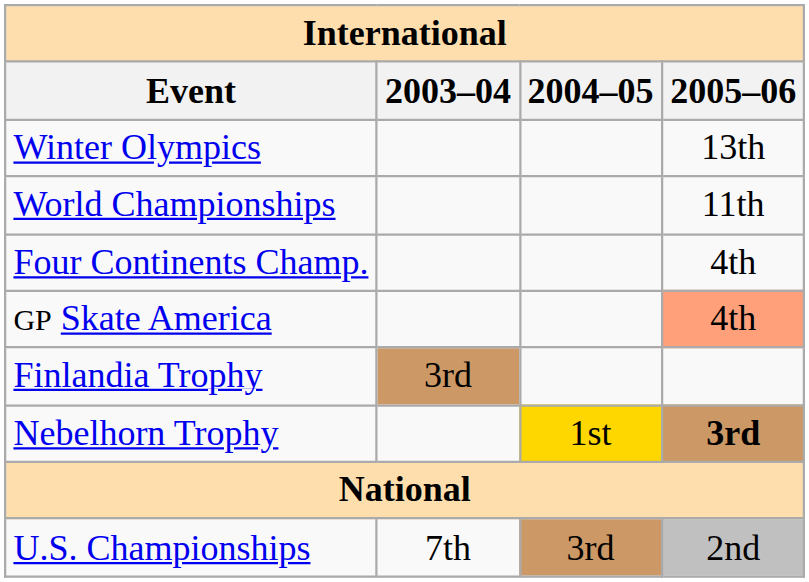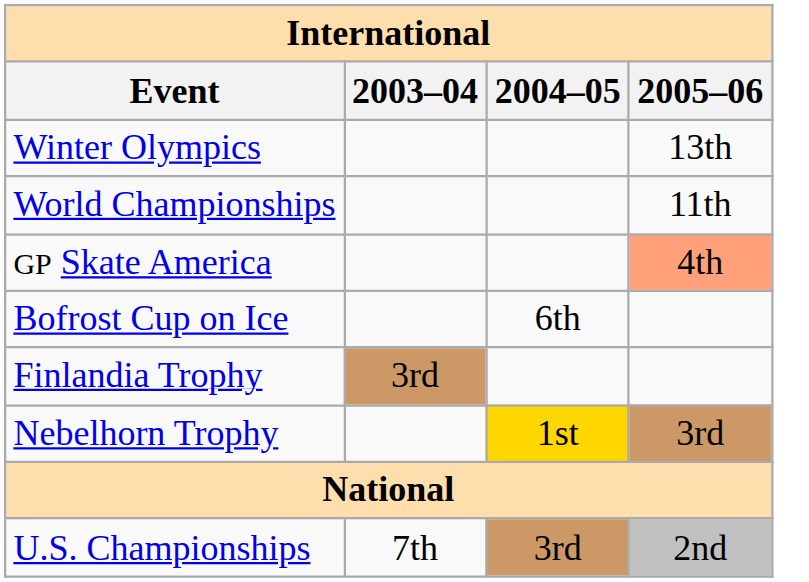- row: (191, 261)
+ row: (151, 318)
(733, 432) bold -> (700, 432) normal
